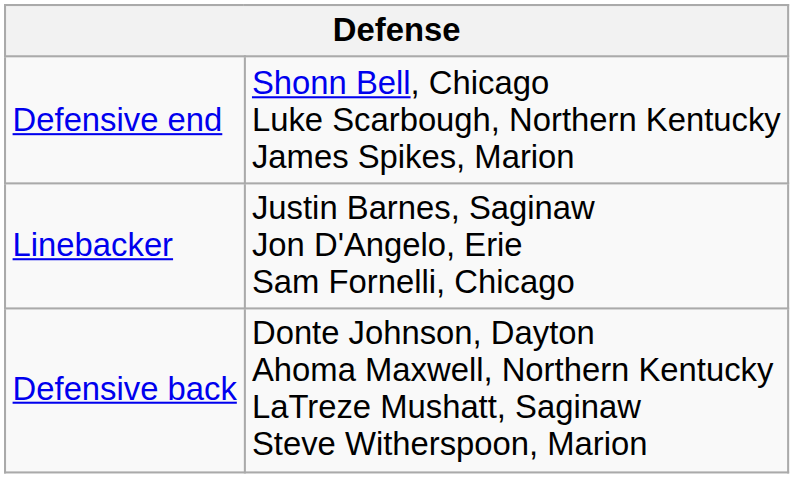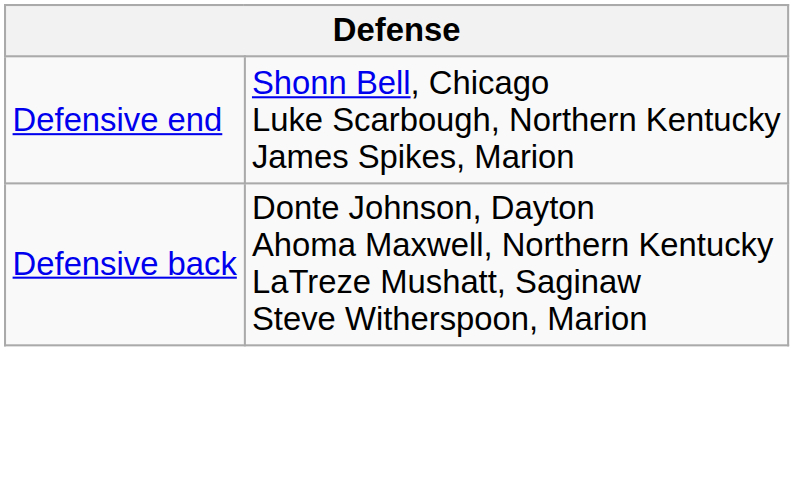- row: (93, 245)
